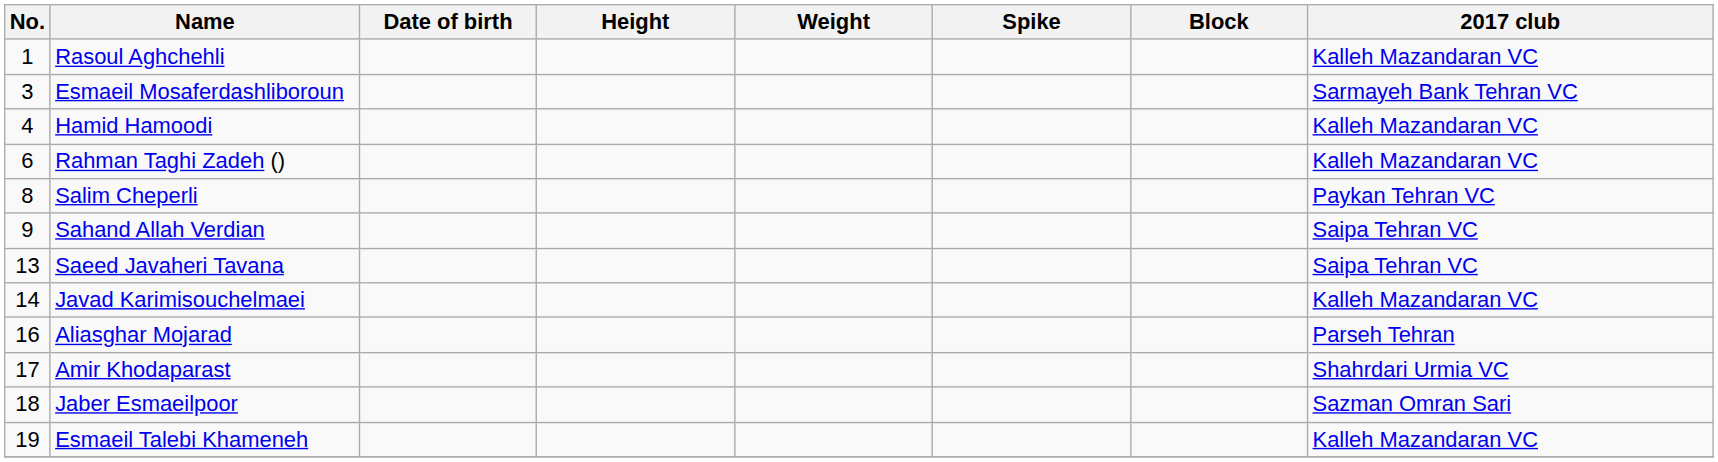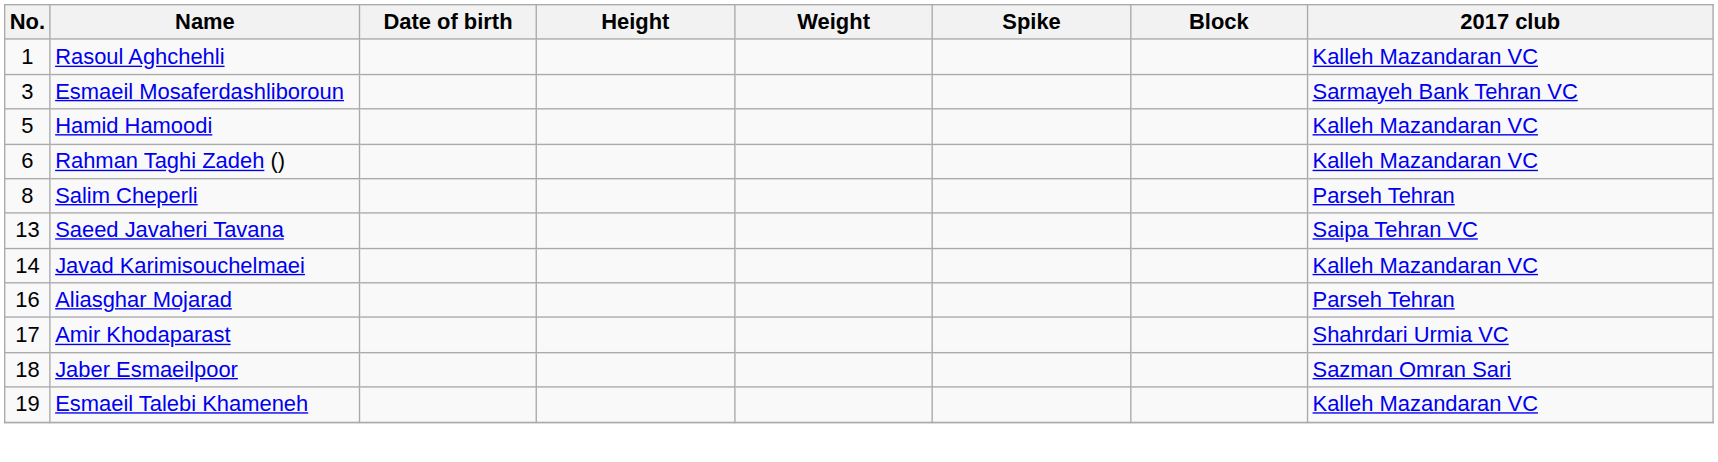(27, 126) 4 -> (27, 126) 5
(1404, 195) Paykan Tehran VC -> (1384, 195) Parseh Tehran
- row: (160, 230)
